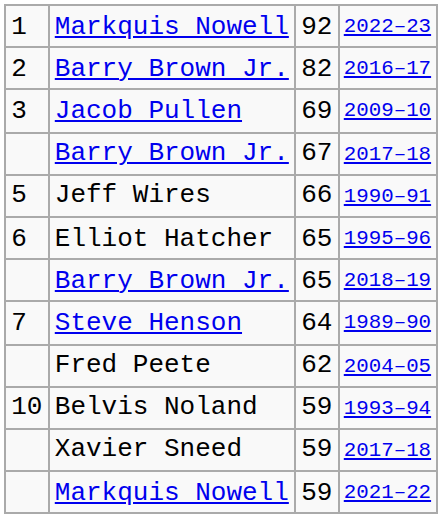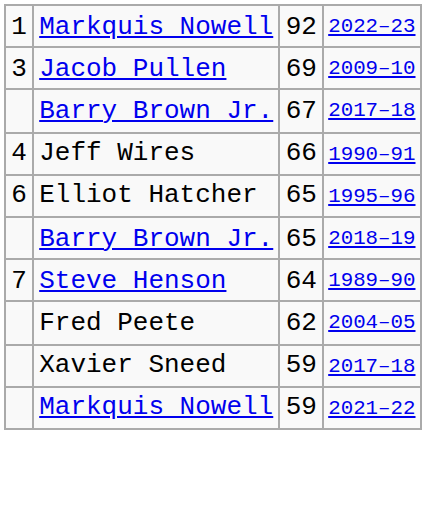- row: (172, 69)
(19, 196) 5 -> (19, 153) 4
- row: (156, 408)
